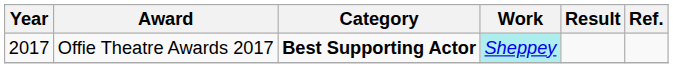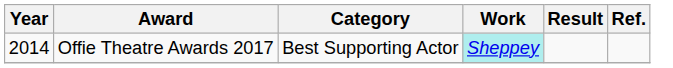(29, 47) 2017 -> (29, 47) 2014
(379, 47) bold -> (370, 47) normal
